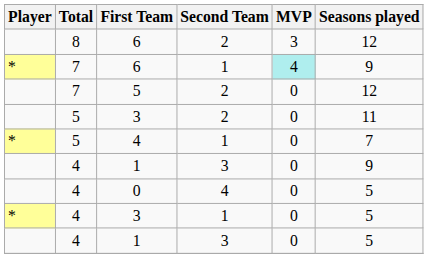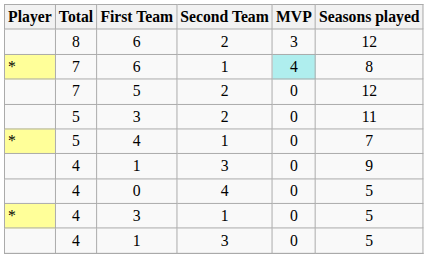(369, 66) 9 -> (369, 66) 8
